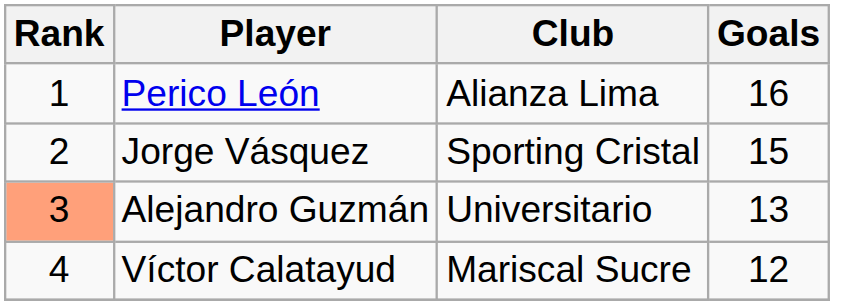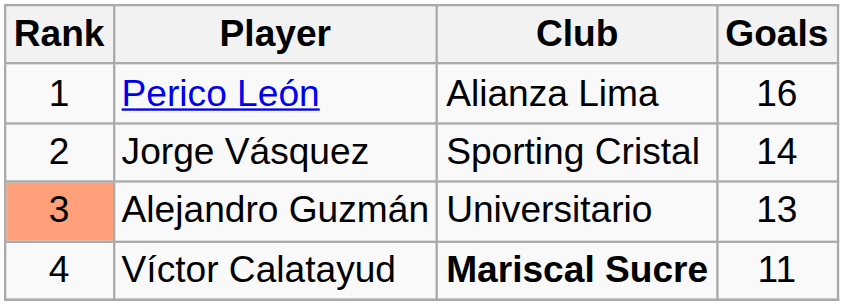(769, 151) 15 -> (777, 151) 14
(569, 269) normal -> (577, 269) bold
(769, 269) 12 -> (777, 269) 11
